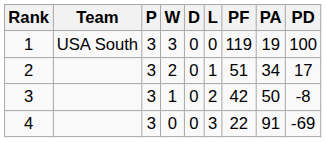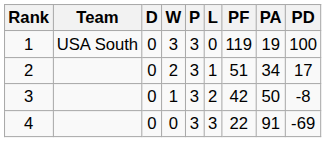columns swapped: (151, 17) <-> (194, 17)
